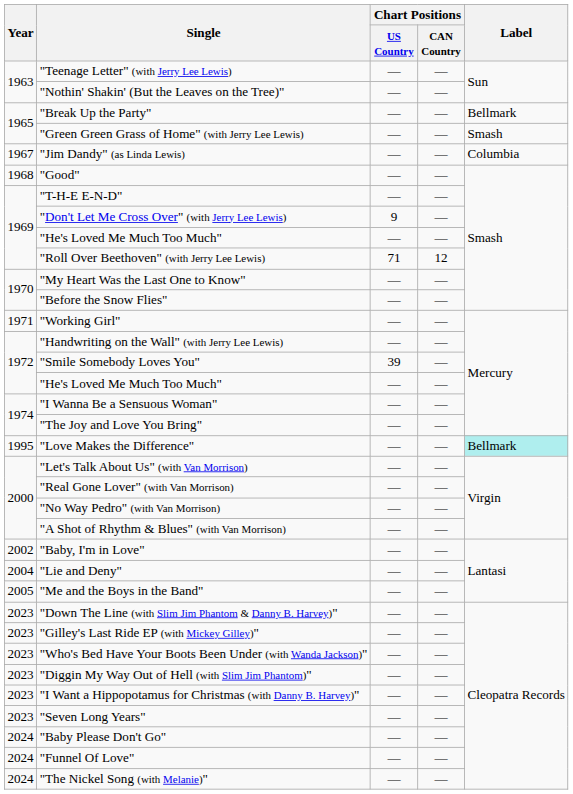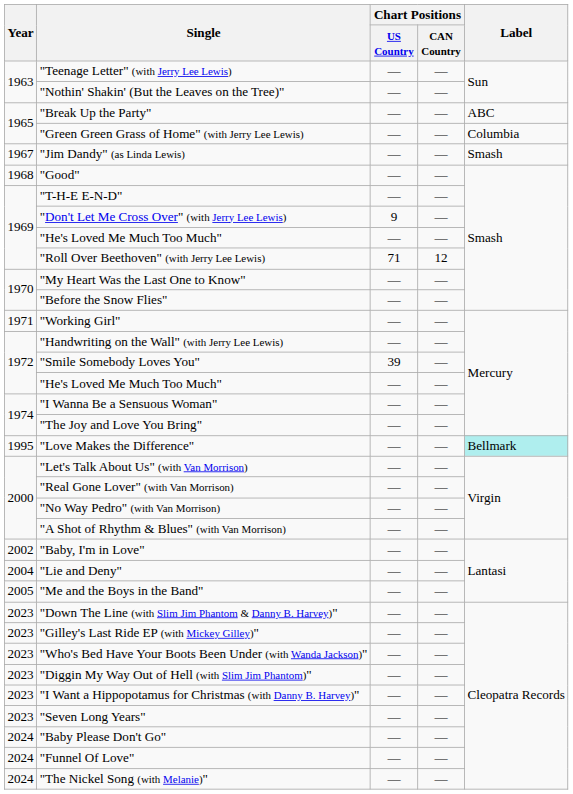(492, 112) Bellmark -> (481, 112) ABC
(485, 133) Smash -> (493, 133) Columbia
(493, 154) Columbia -> (485, 154) Smash
